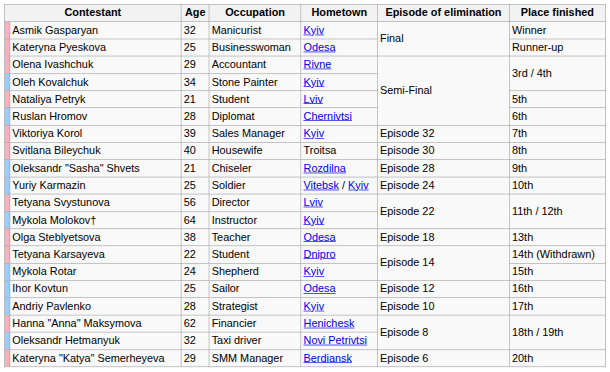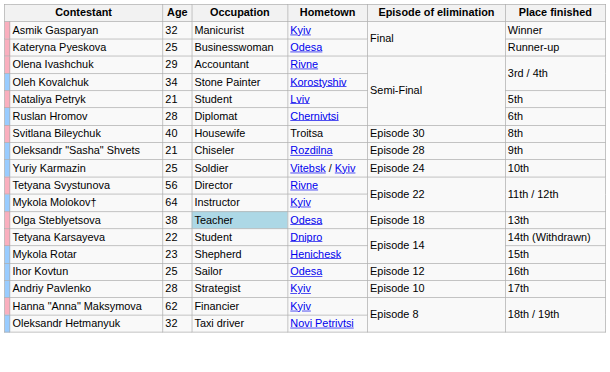(314, 82) Kyiv -> (318, 82) Korostyshiv
- row: (47, 133)
(313, 202) Lviv -> (304, 185) Rivne
(231, 237) no background -> (214, 220) lightblue background
(190, 271) 24 -> (171, 254) 23
(314, 271) Kyiv -> (316, 254) Henichesk
(329, 323) Henichesk -> (301, 306) Kyiv
- row: (88, 358)
